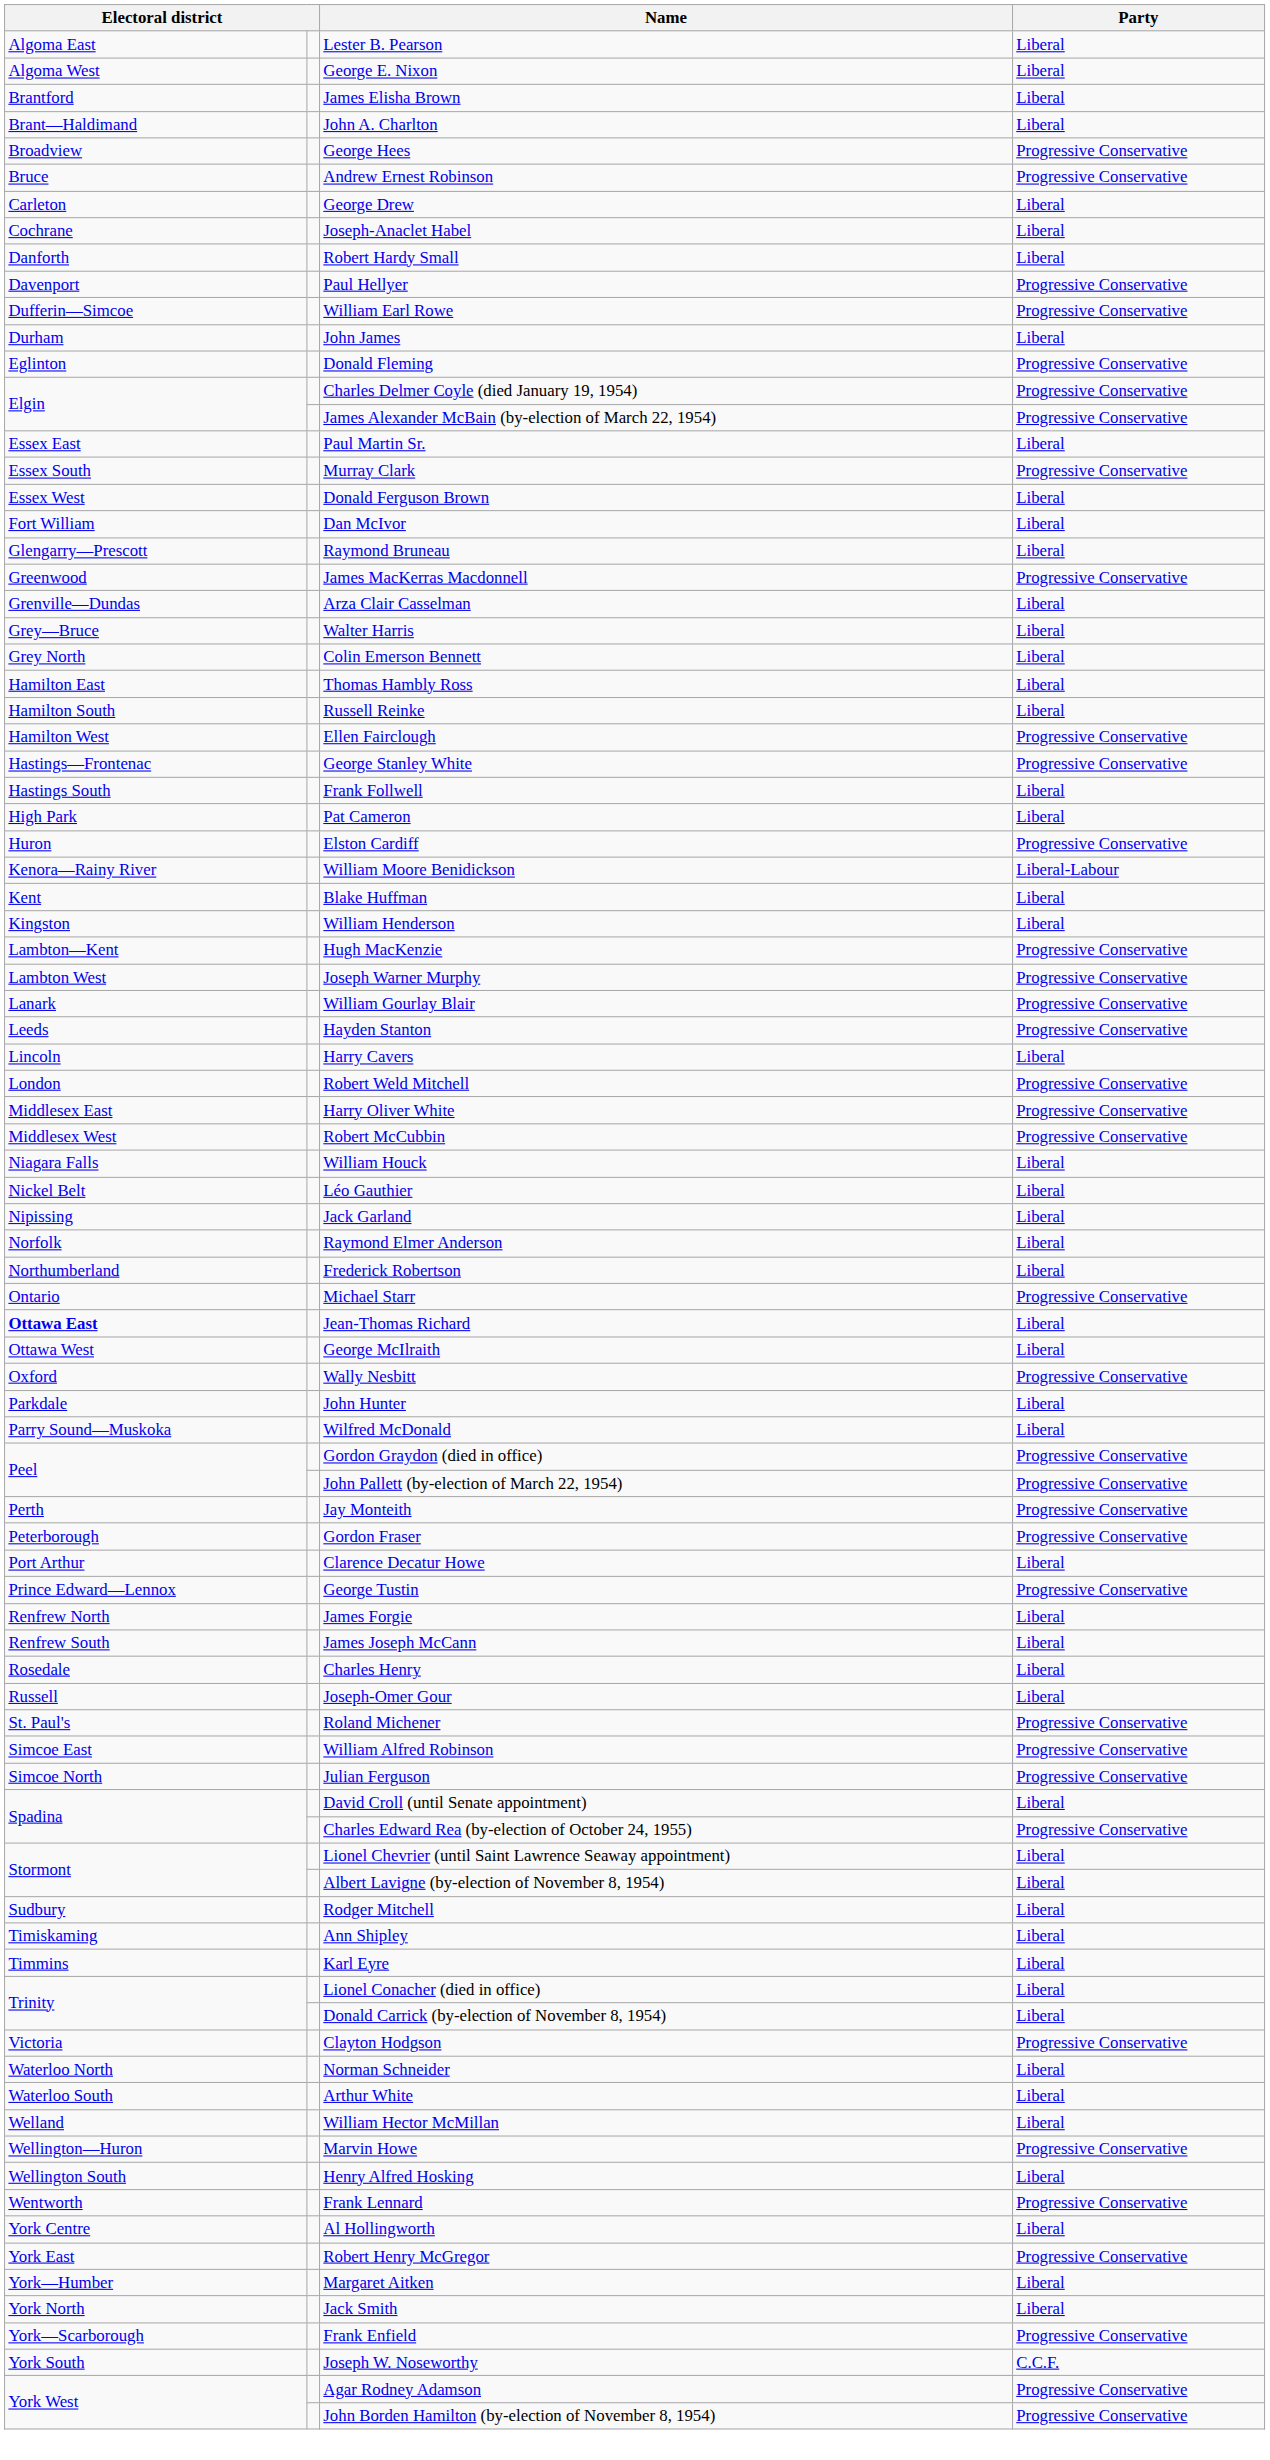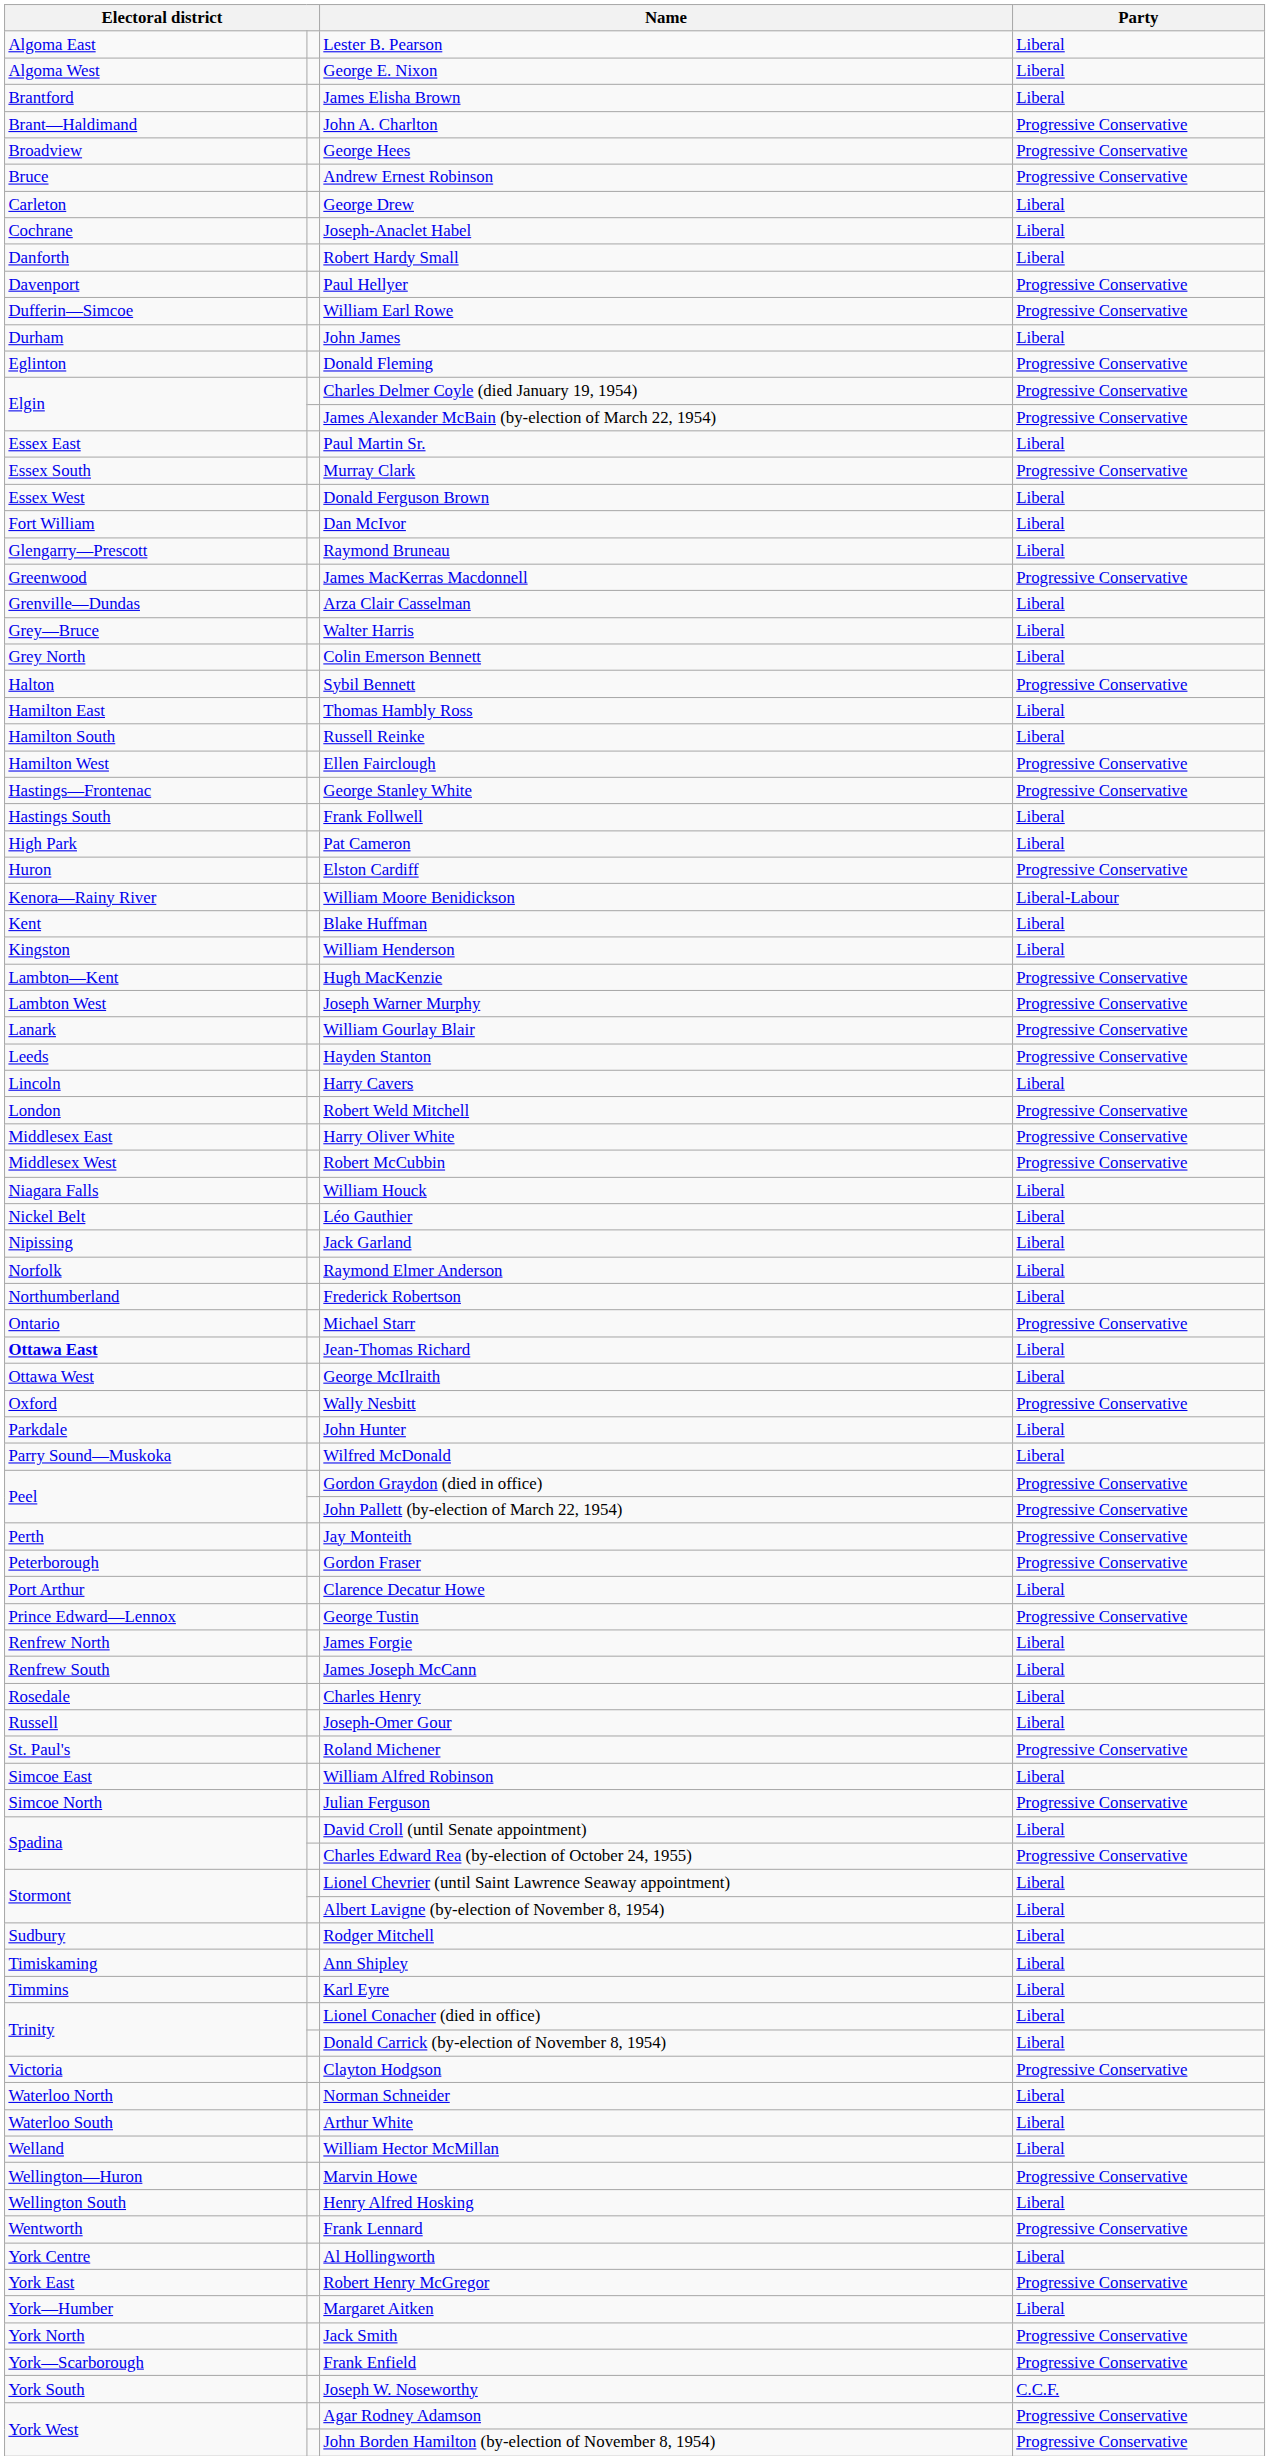(1040, 124) Liberal -> (1102, 124) Progressive Conservative
+ row: (369, 683)
(1102, 1749) Progressive Conservative -> (1040, 1776) Liberal
(1040, 2309) Liberal -> (1102, 2335) Progressive Conservative
